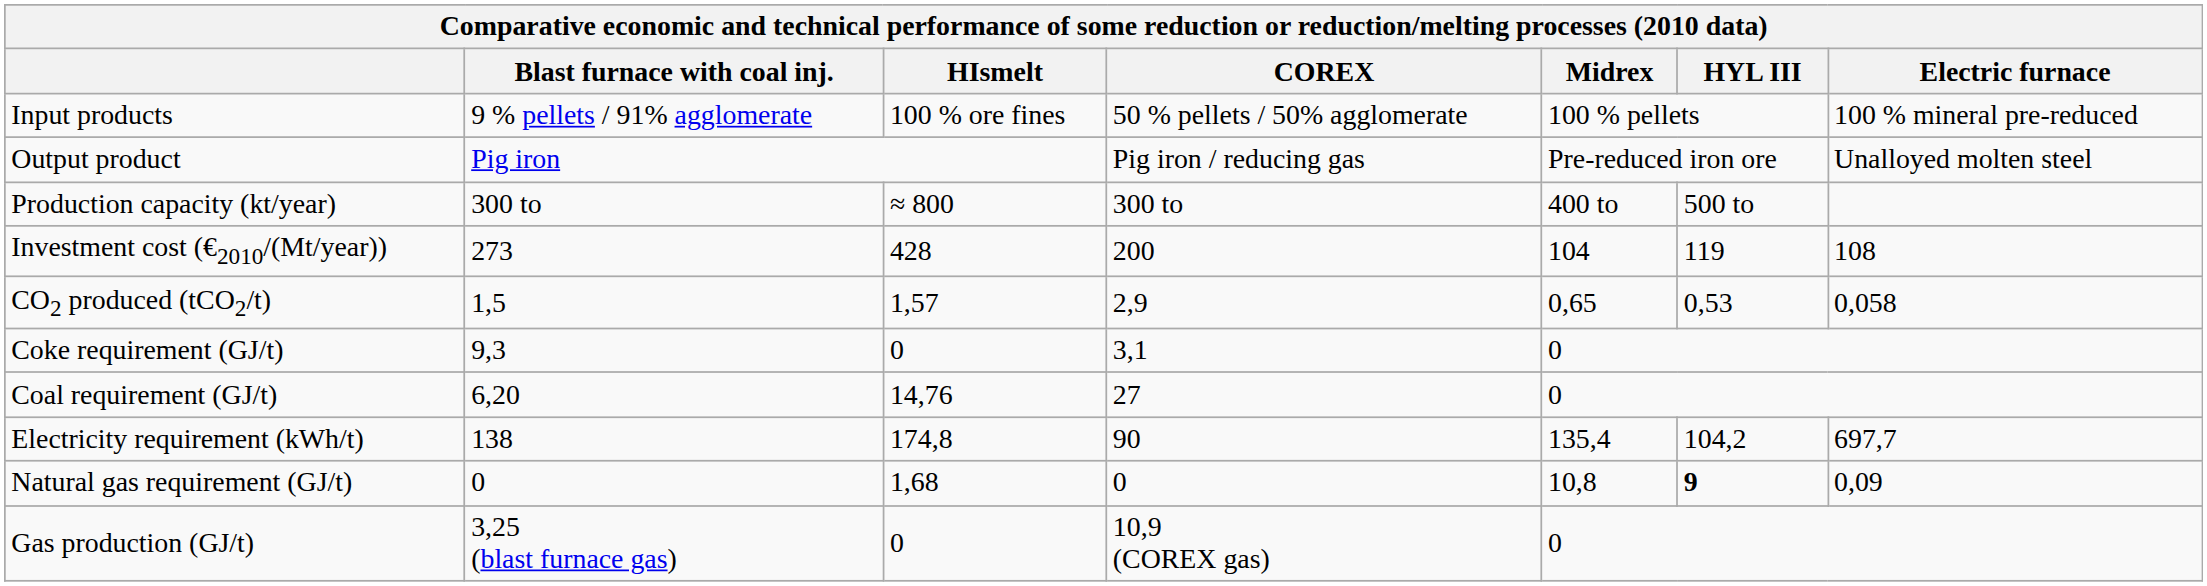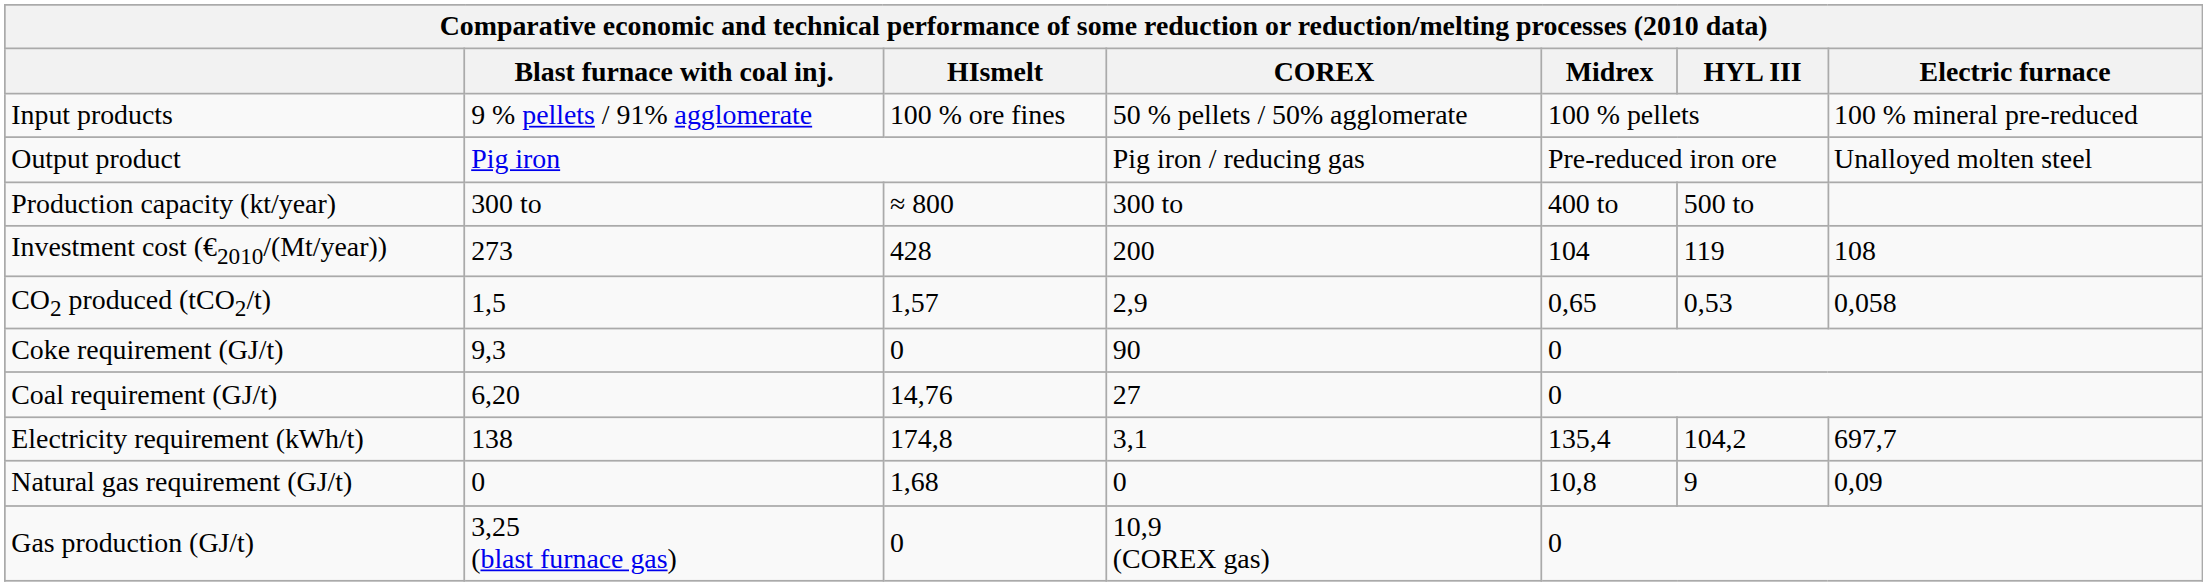(1130, 350) 3,1 -> (1127, 350) 90
(1127, 438) 90 -> (1130, 438) 3,1
(1691, 482) bold -> (1691, 482) normal
